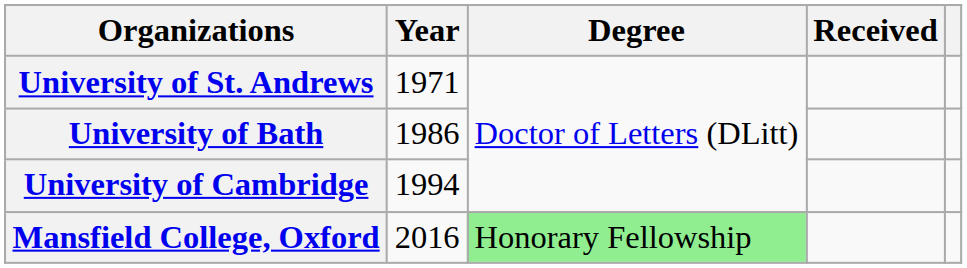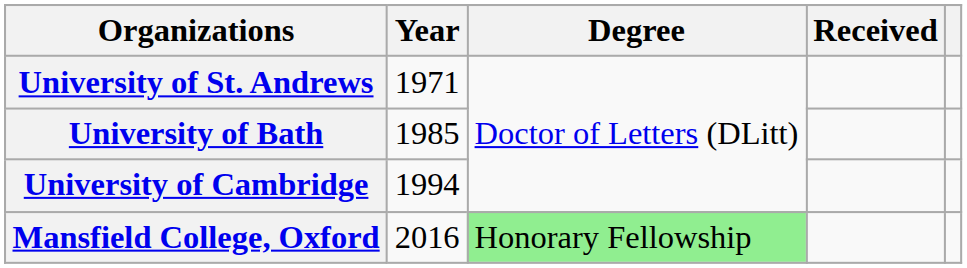(427, 133) 1986 -> (427, 133) 1985
